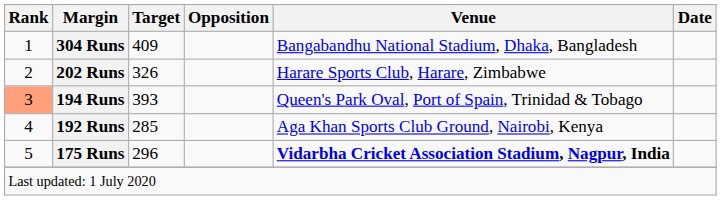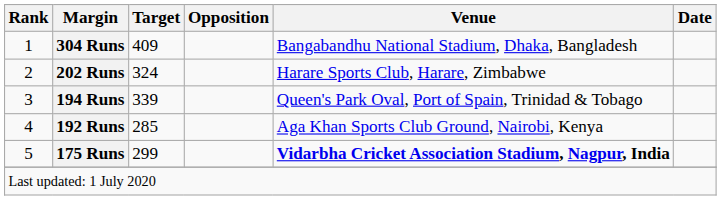(145, 72) 326 -> (145, 72) 324
(28, 99) lightsalmon background -> (28, 99) no background
(145, 99) 393 -> (145, 99) 339
(145, 153) 296 -> (145, 153) 299
